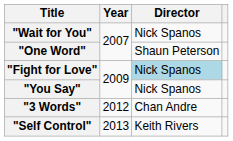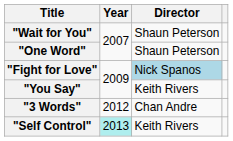(168, 32) Nick Spanos -> (177, 32) Shaun Peterson
(168, 88) Nick Spanos -> (166, 88) Keith Rivers
(116, 126) no background -> (116, 126) paleturquoise background
